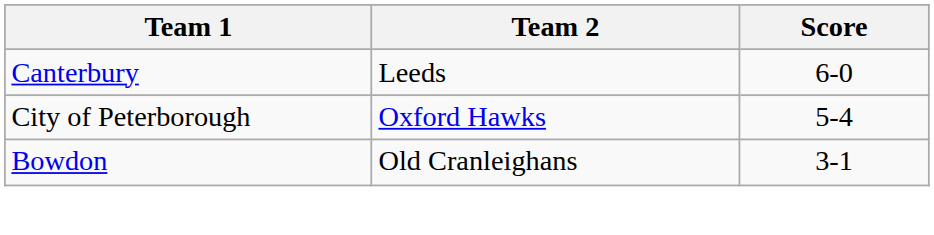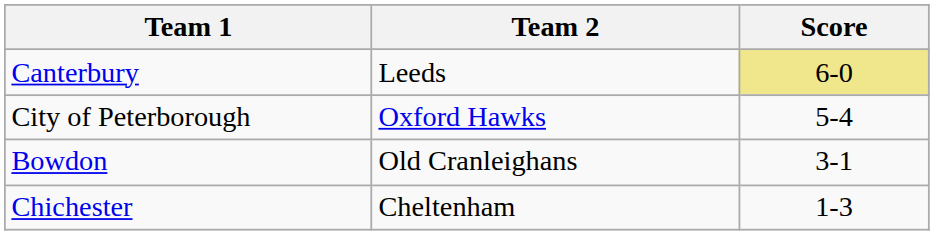(834, 71) no background -> (834, 71) khaki background
+ row: (72, 206)
